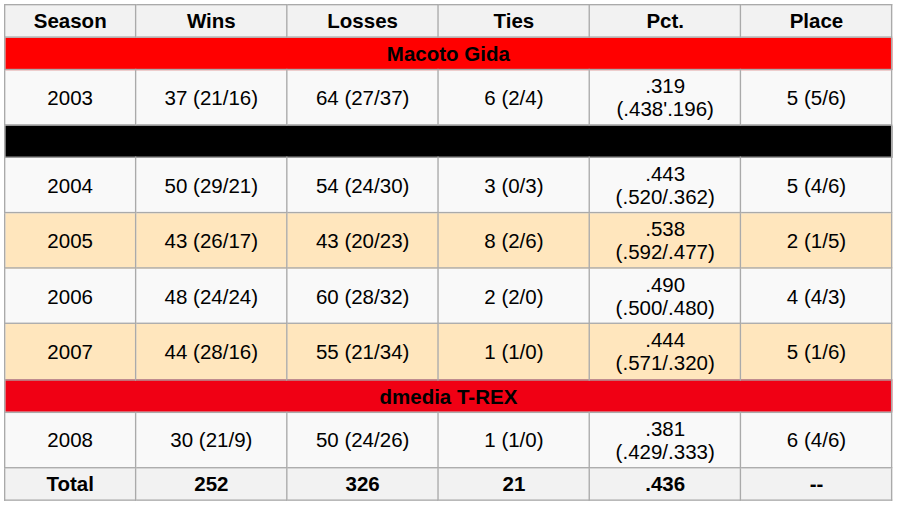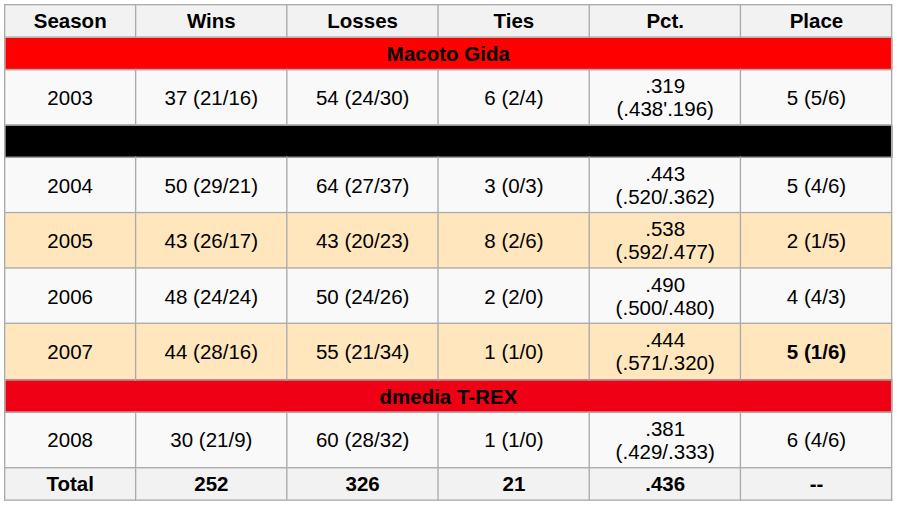(363, 98) 64 (27/37) -> (363, 98) 54 (24/30)
(363, 185) 54 (24/30) -> (363, 185) 64 (27/37)
(363, 296) 60 (28/32) -> (363, 296) 50 (24/26)
(816, 352) normal -> (816, 352) bold
(363, 440) 50 (24/26) -> (363, 440) 60 (28/32)
